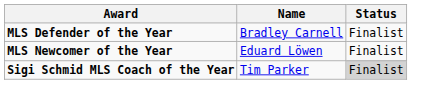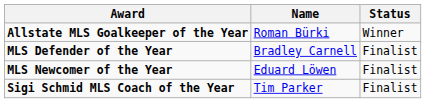+ row: (128, 32)
(376, 70) lightgrey background -> (390, 88) no background
